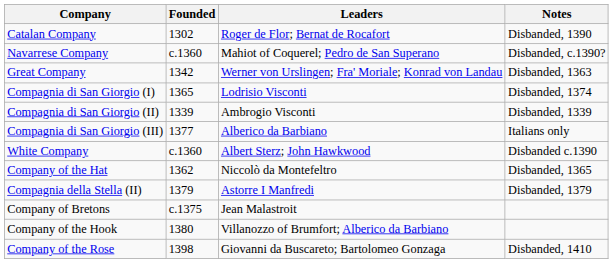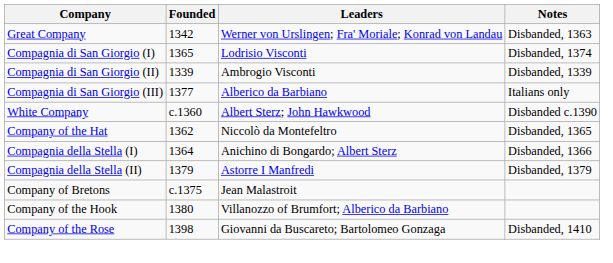- row: (52, 33)
- row: (58, 53)
+ row: (72, 151)
